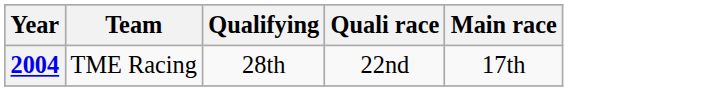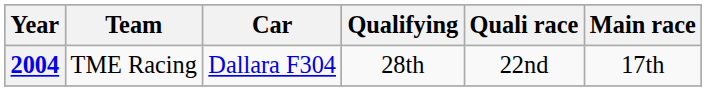+ column: (272, 24)
